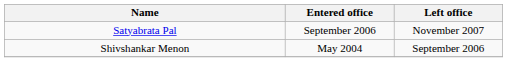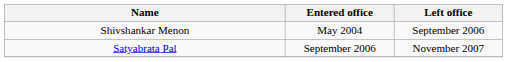rows swapped: (145, 48) <-> (145, 30)
